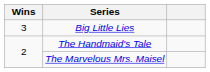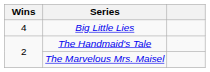(24, 28) 3 -> (24, 28) 4
